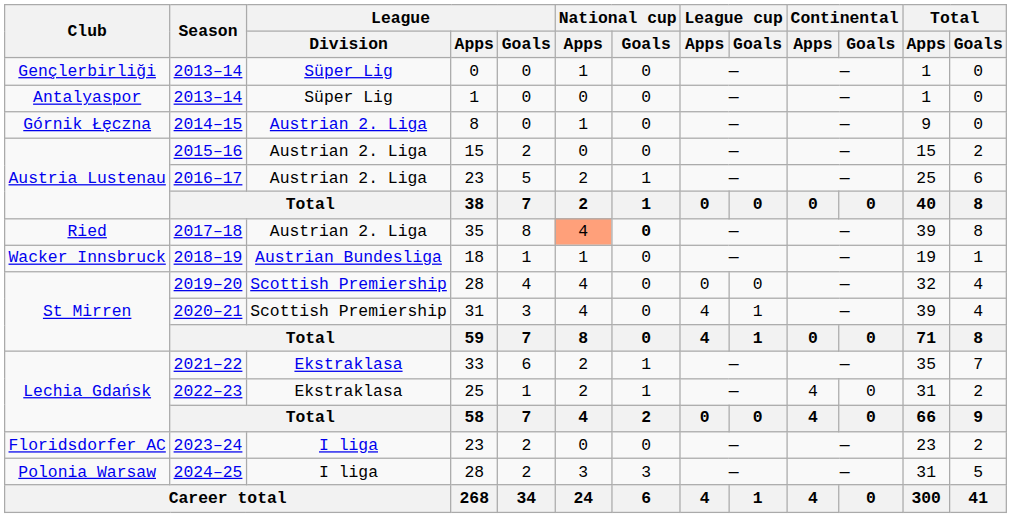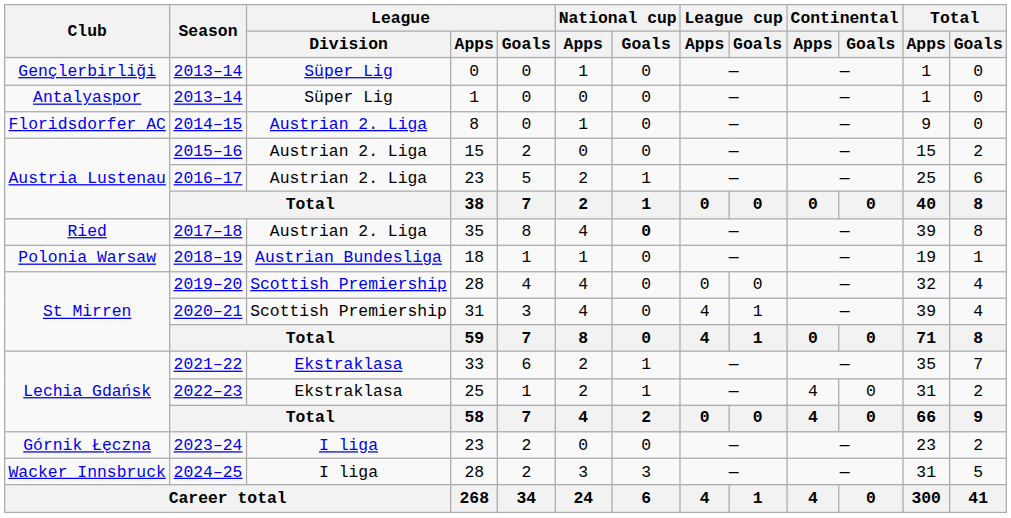(87, 125) Górnik Łęczna -> (87, 125) Floridsdorfer AC
(583, 232) lightsalmon background -> (583, 232) no background
(87, 258) Wacker Innsbruck -> (87, 258) Polonia Warsaw
(87, 445) Floridsdorfer AC -> (87, 445) Górnik Łęczna
(87, 472) Polonia Warsaw -> (87, 472) Wacker Innsbruck
